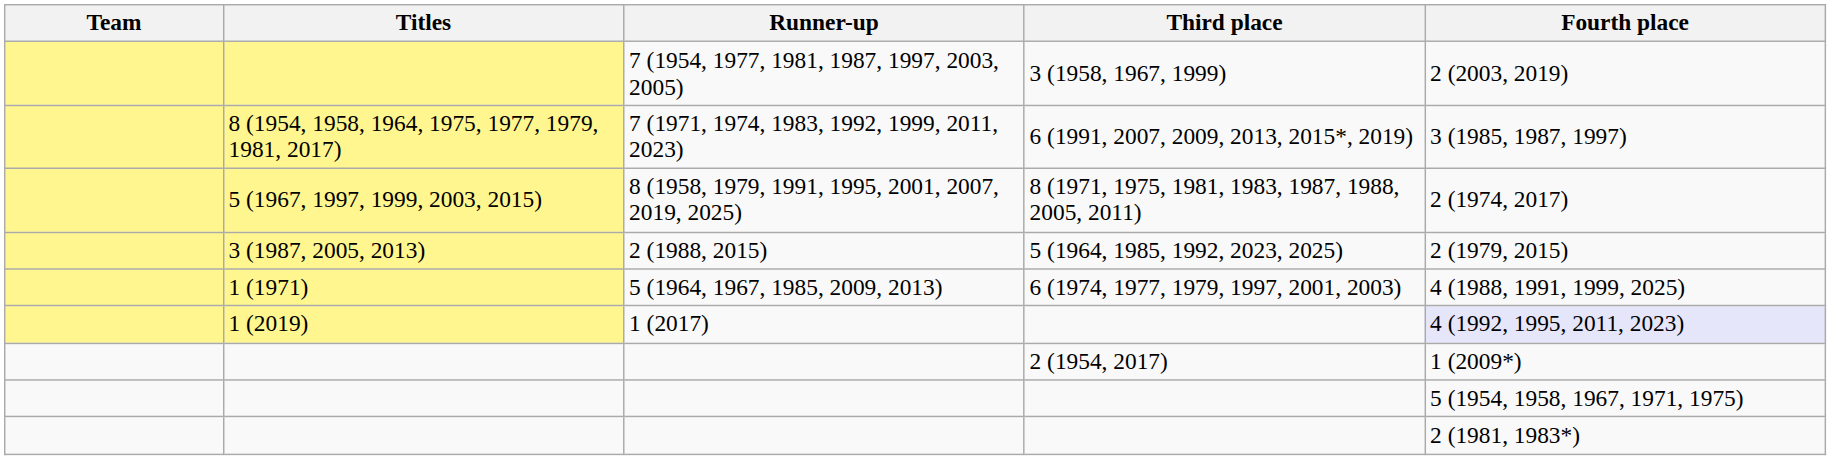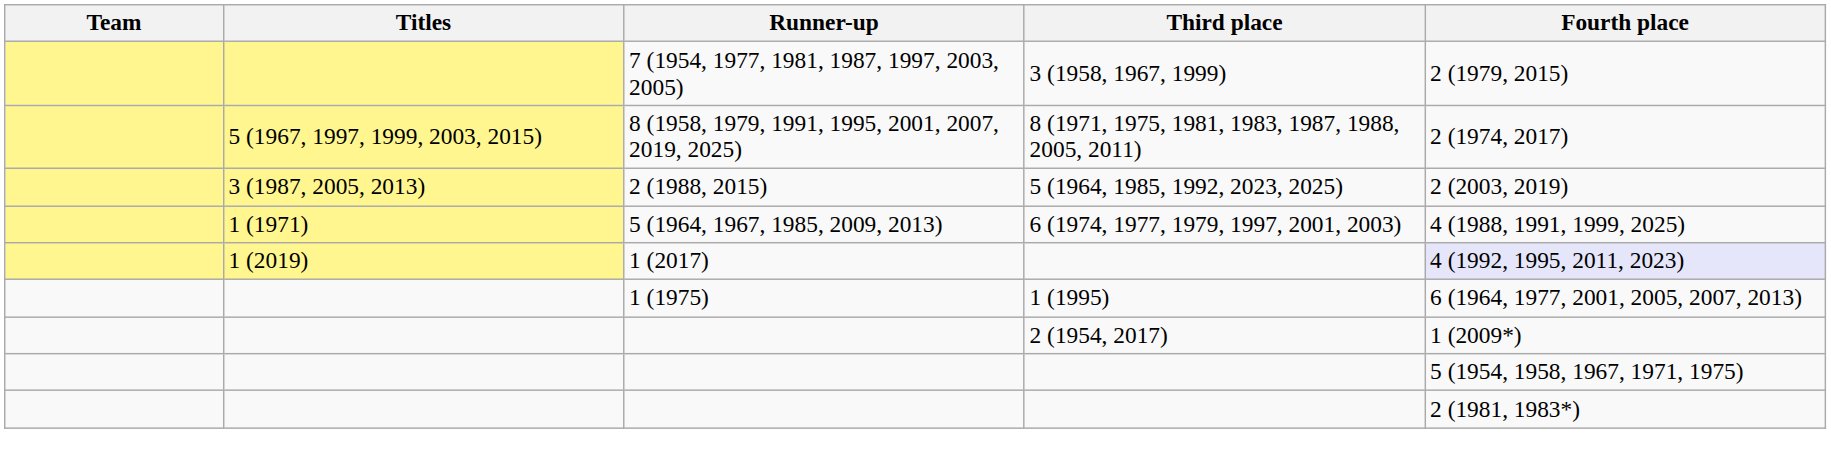(1499, 73) 2 (2003, 2019) -> (1499, 73) 2 (1979, 2015)
- row: (814, 136)
(1499, 250) 2 (1979, 2015) -> (1499, 186) 2 (2003, 2019)
+ row: (669, 297)
